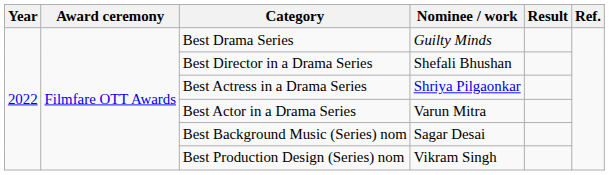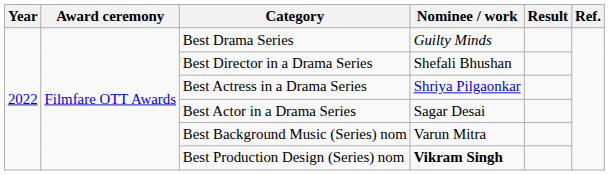(450, 110) Varun Mitra -> (449, 110) Sagar Desai
(449, 134) Sagar Desai -> (450, 134) Varun Mitra
(455, 157) normal -> (458, 157) bold
